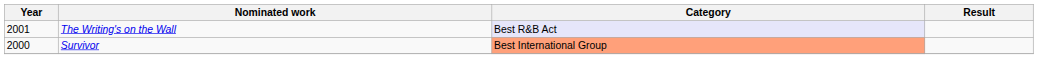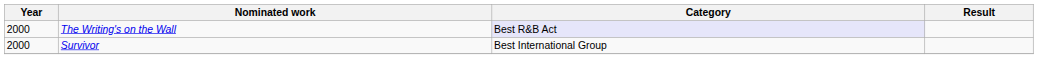(18, 29) 2001 -> (18, 29) 2000
(550, 45) lightsalmon background -> (550, 45) no background
